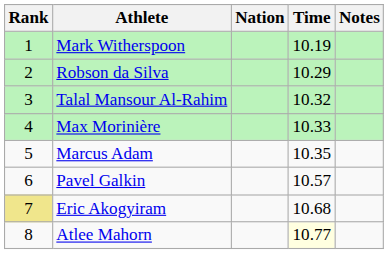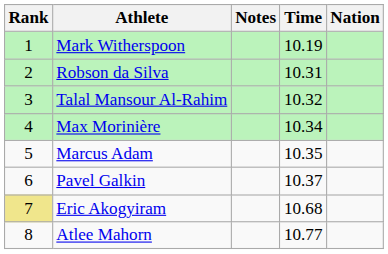columns swapped: (260, 18) <-> (359, 18)
(312, 72) 10.29 -> (303, 72) 10.31
(312, 126) 10.33 -> (303, 126) 10.34
(312, 180) 10.57 -> (303, 180) 10.37
(312, 235) lightyellow background -> (303, 235) no background
